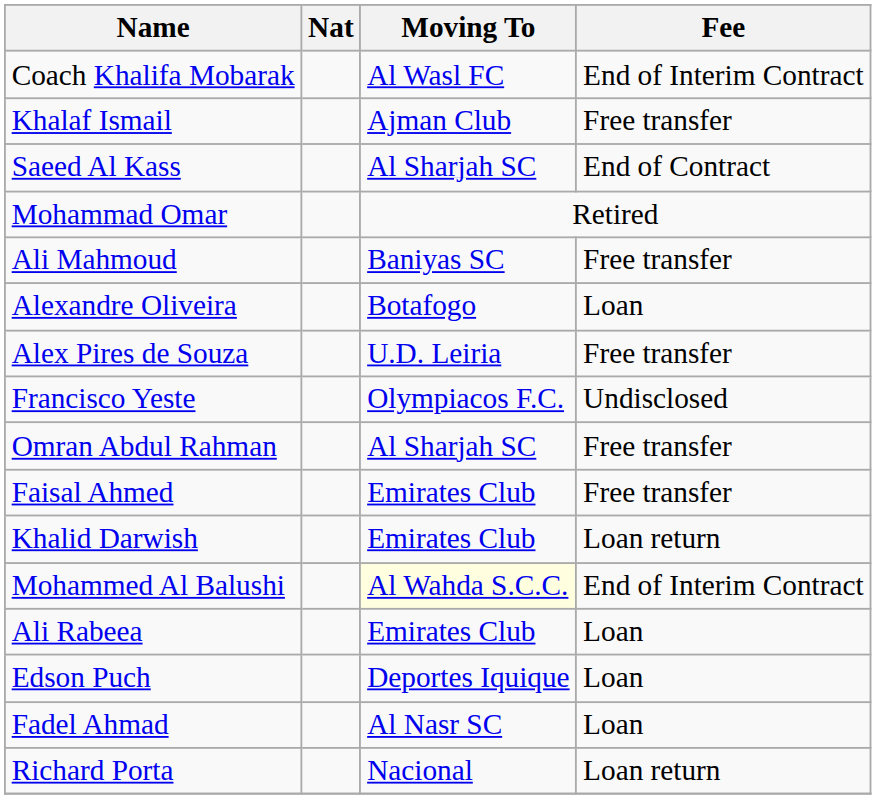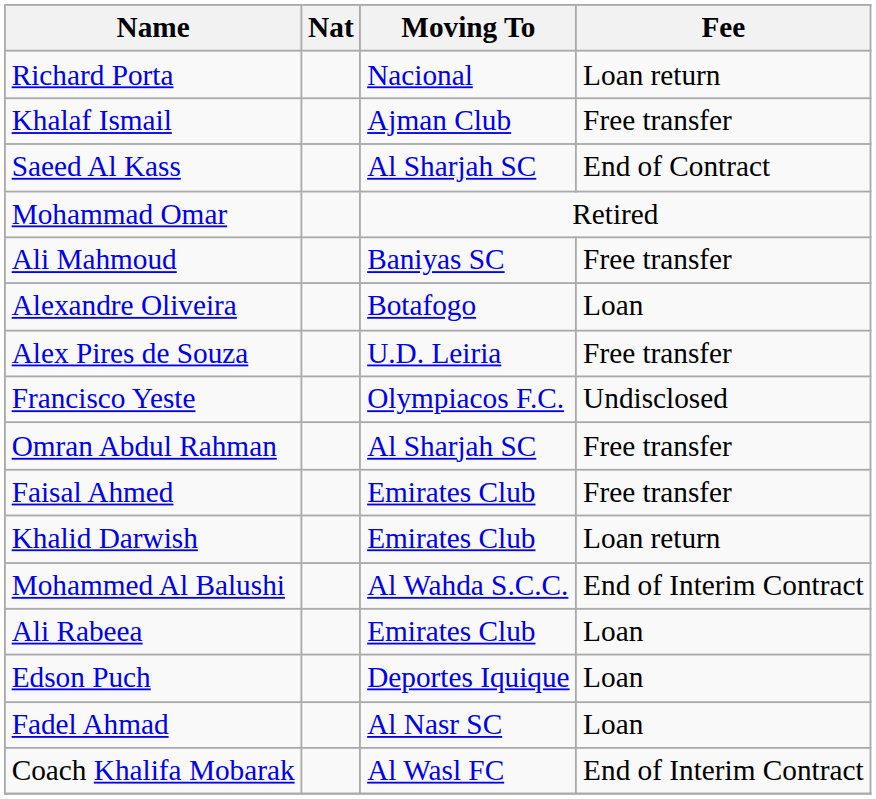rows swapped: (153, 74) <-> (93, 770)
(468, 584) lightyellow background -> (468, 584) no background
